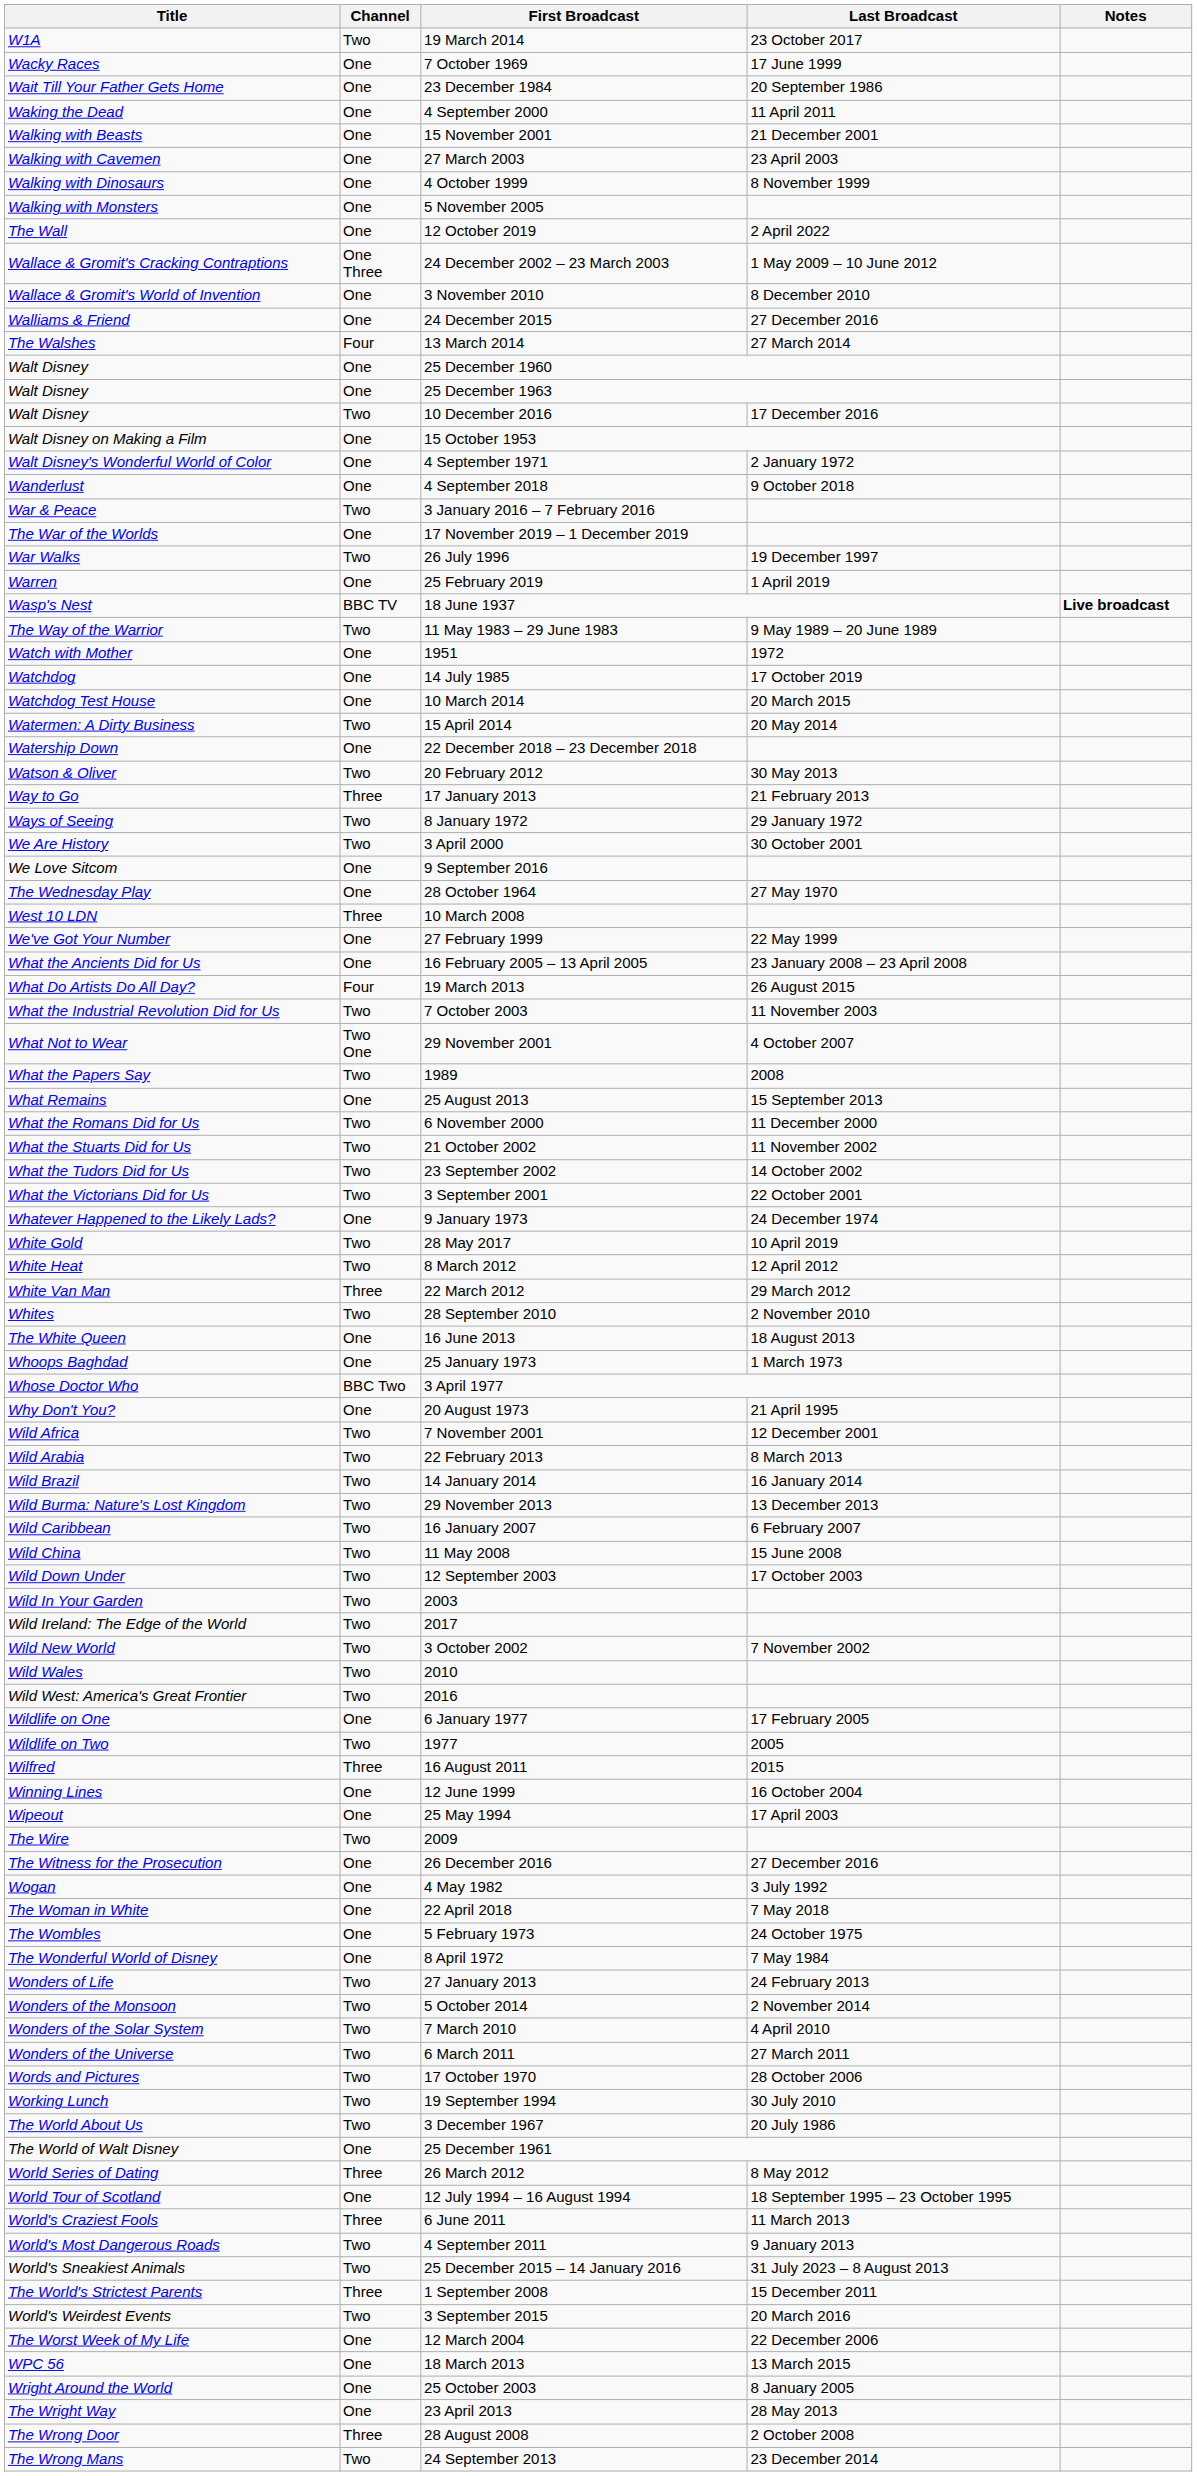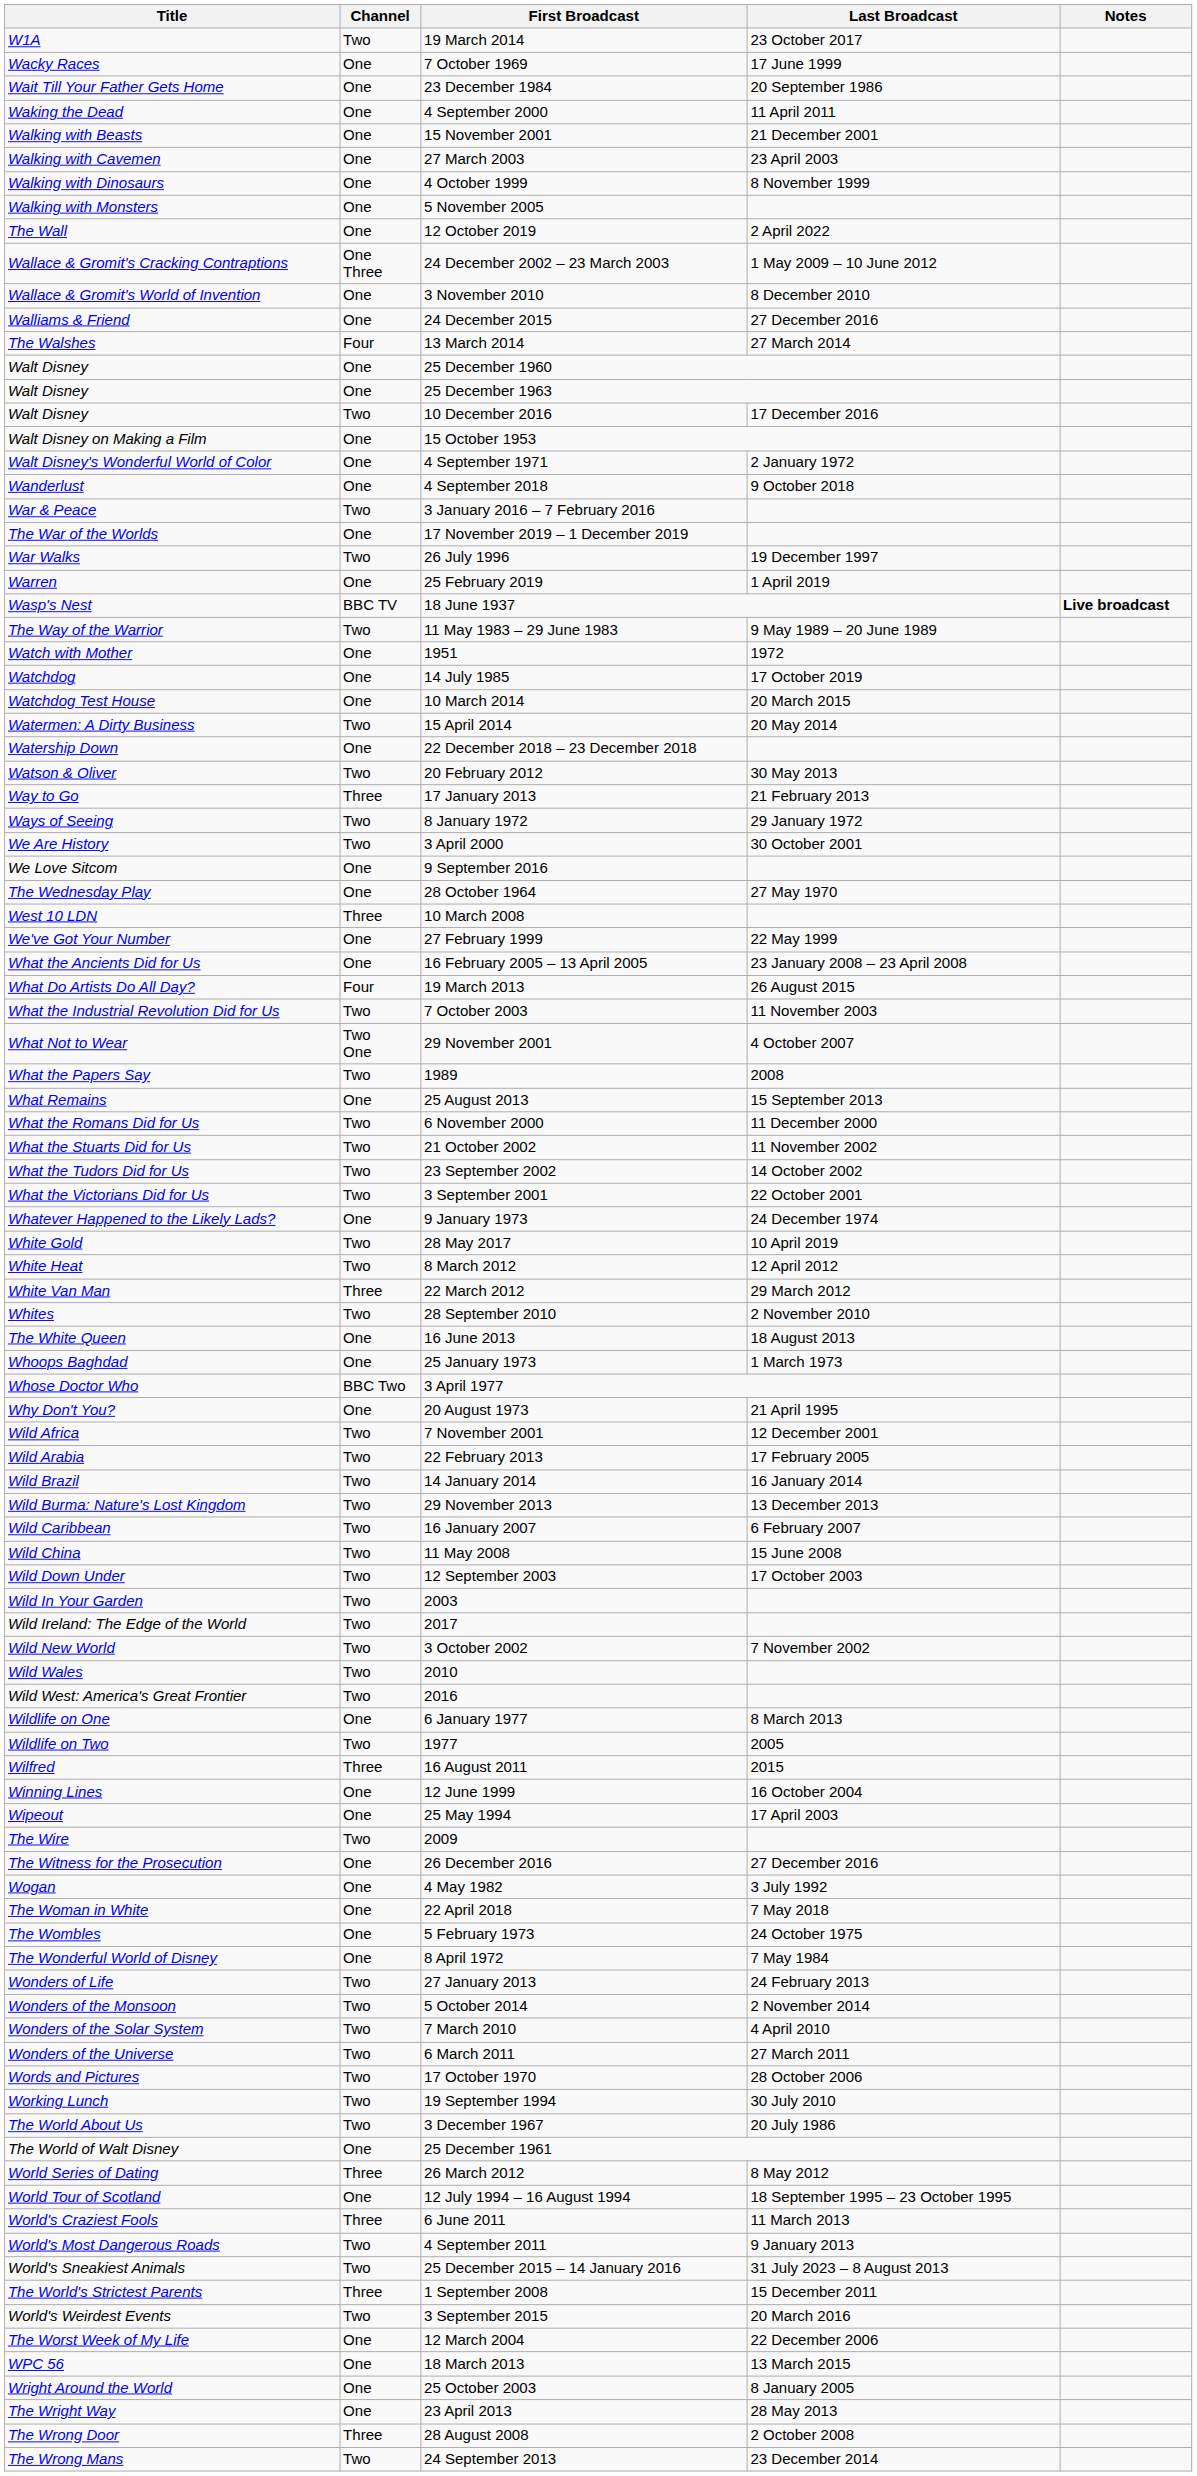(796, 1457) 8 March 2013 -> (810, 1457) 17 February 2005
(810, 1719) 17 February 2005 -> (796, 1719) 8 March 2013
